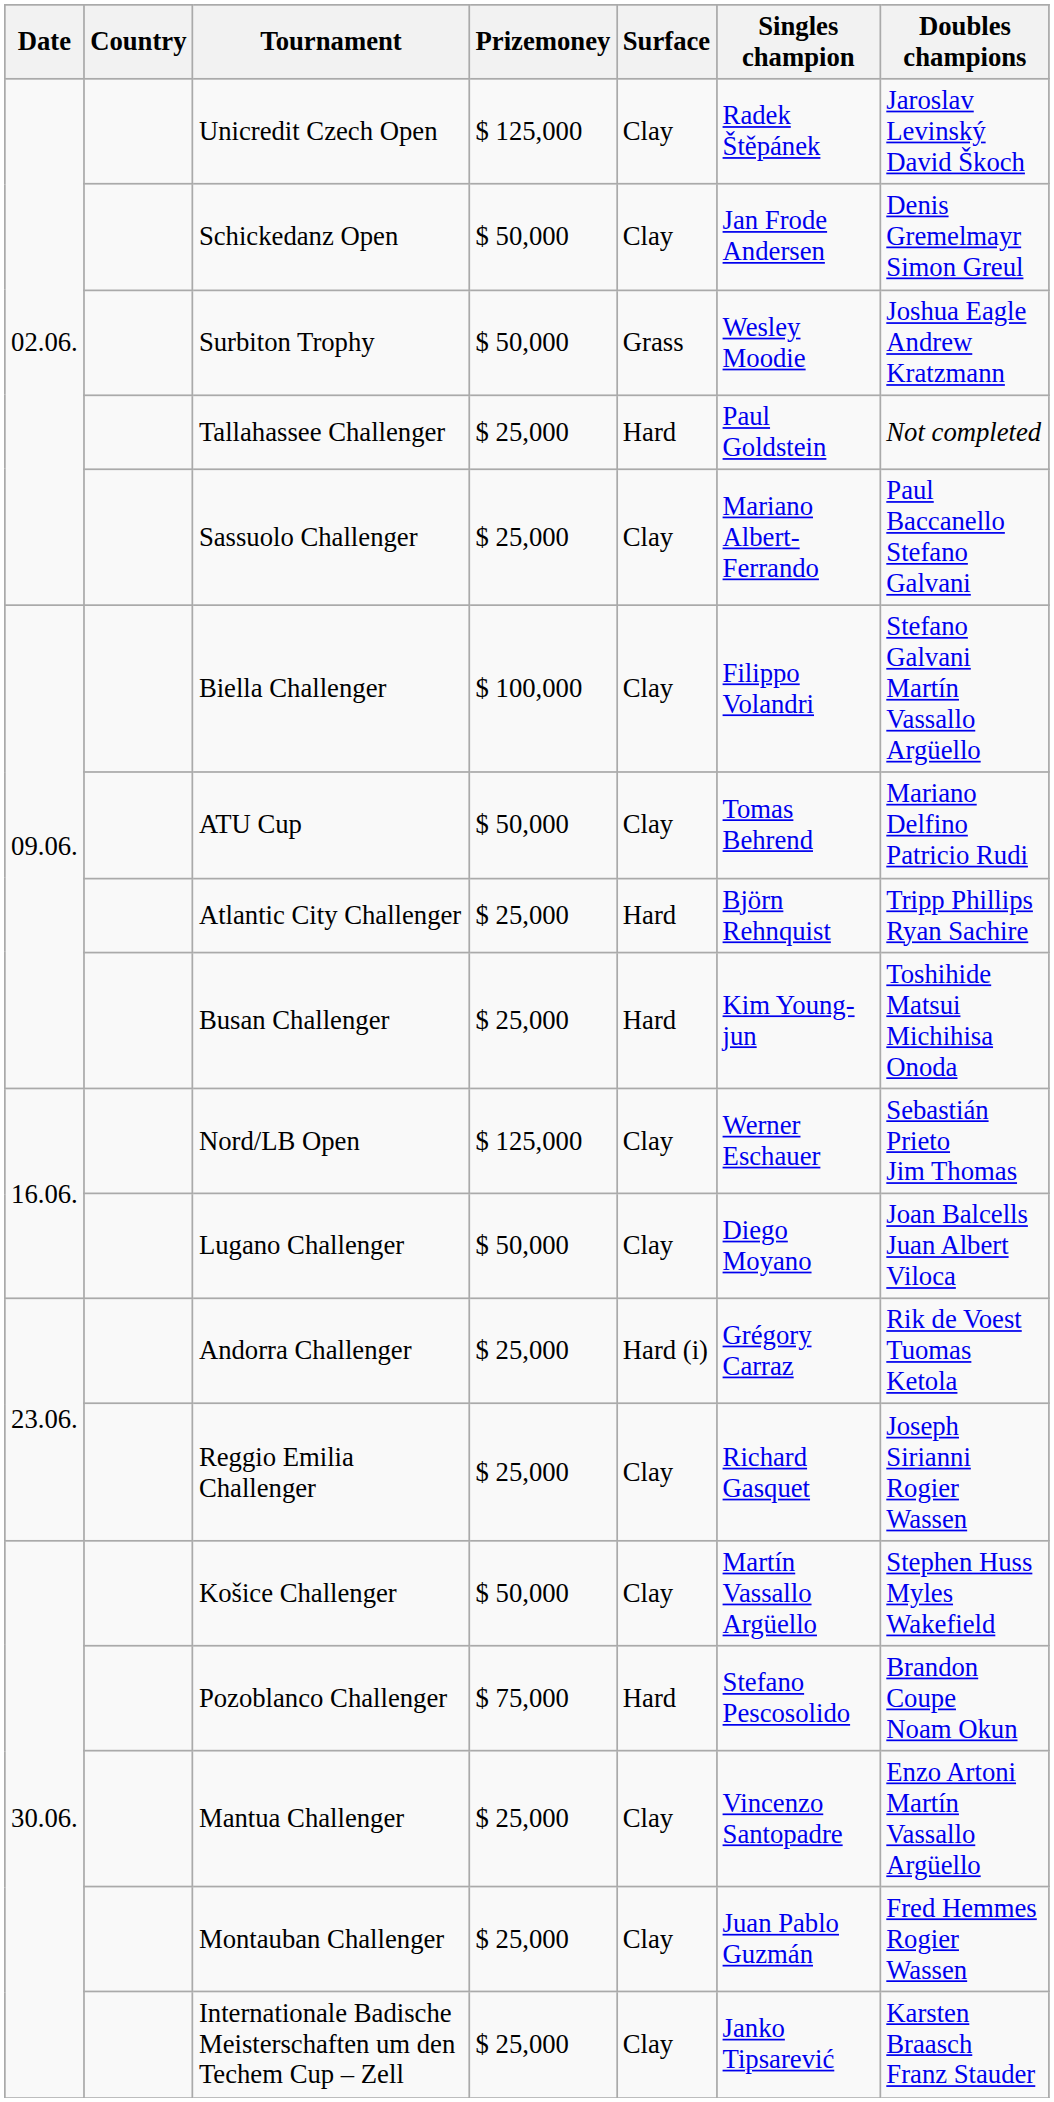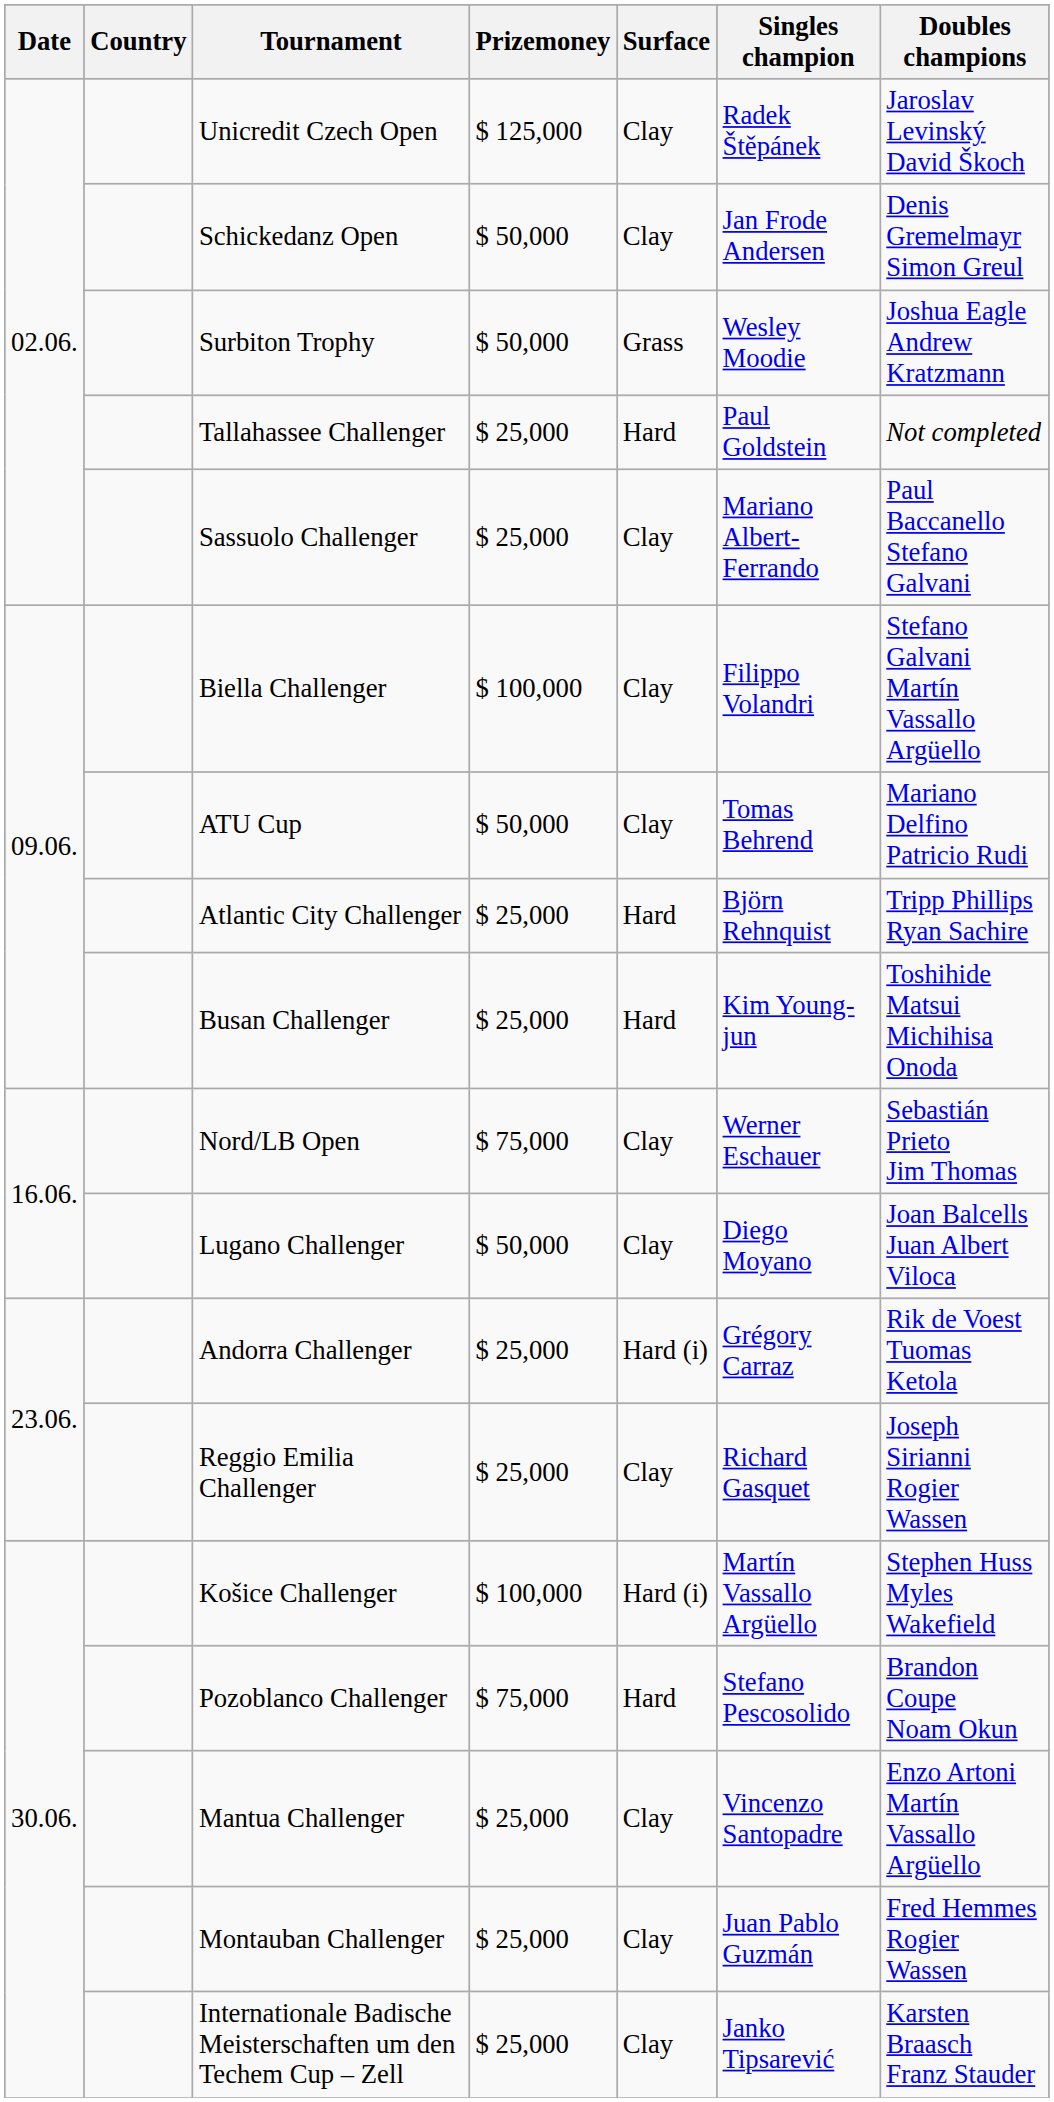(529, 1140) $ 125,000 -> (522, 1140) $ 75,000
(522, 1591) $ 50,000 -> (529, 1591) $ 100,000
(648, 1591) Clay -> (665, 1591) Hard (i)
